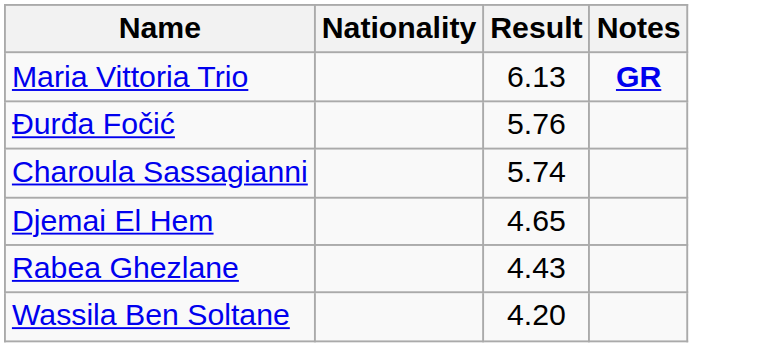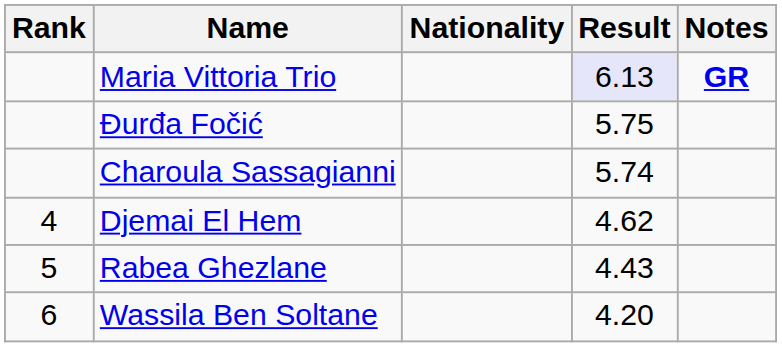+ column: (49, 28)
(536, 76) no background -> (624, 76) lavender background
(536, 124) 5.76 -> (624, 124) 5.75
(536, 220) 4.65 -> (624, 220) 4.62
